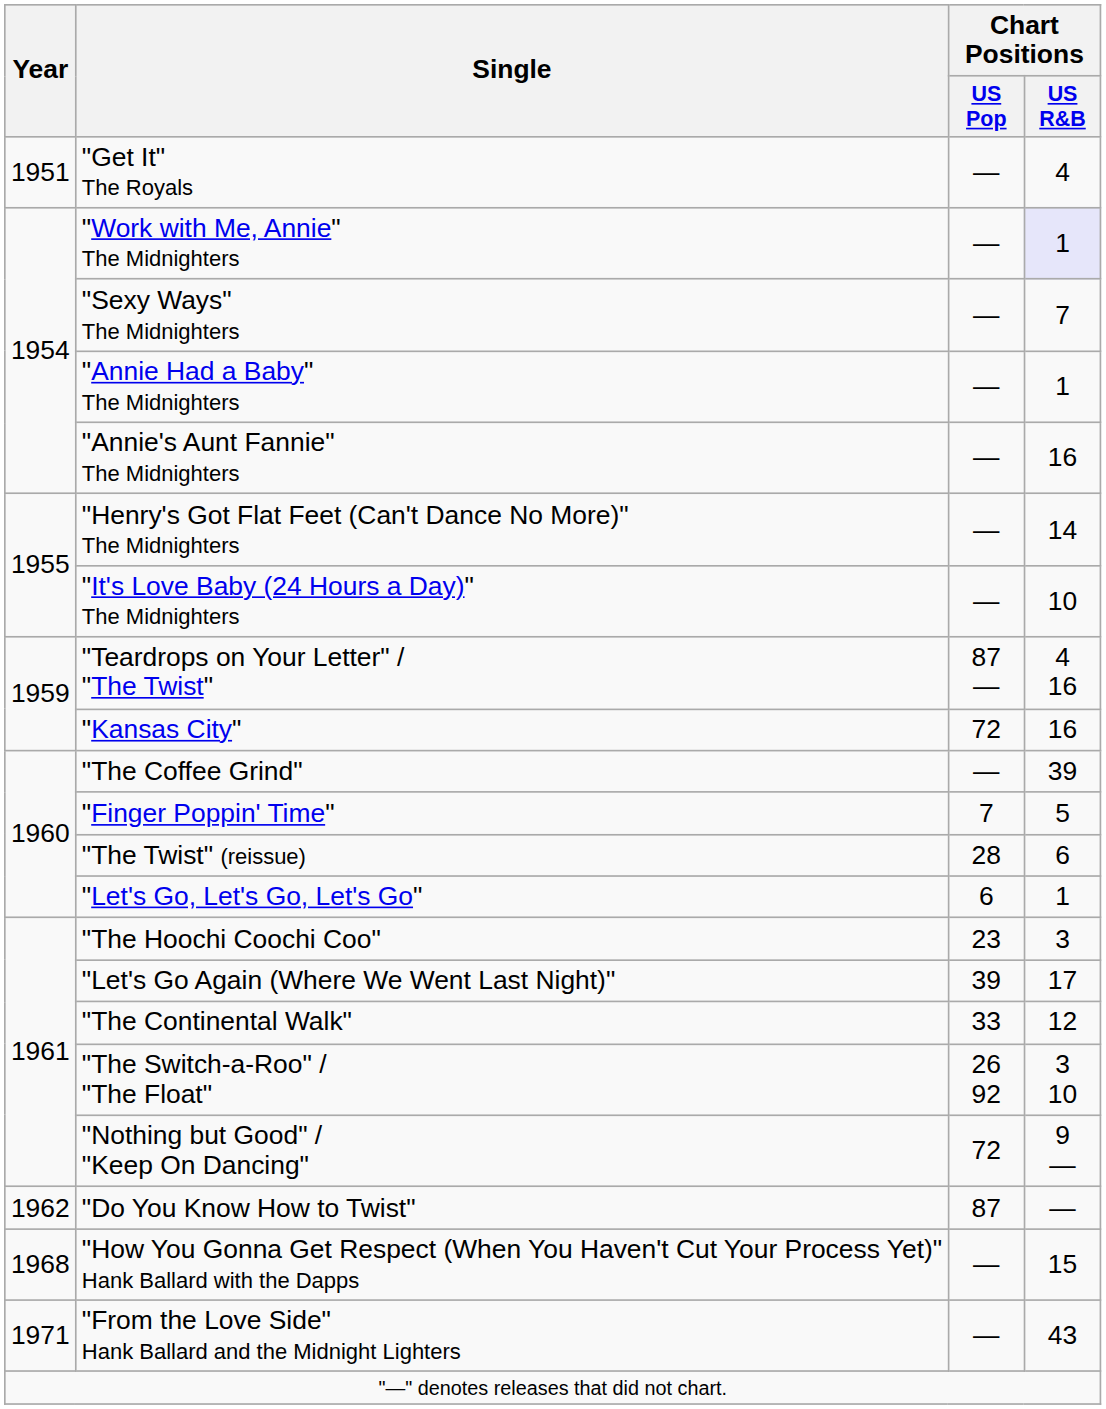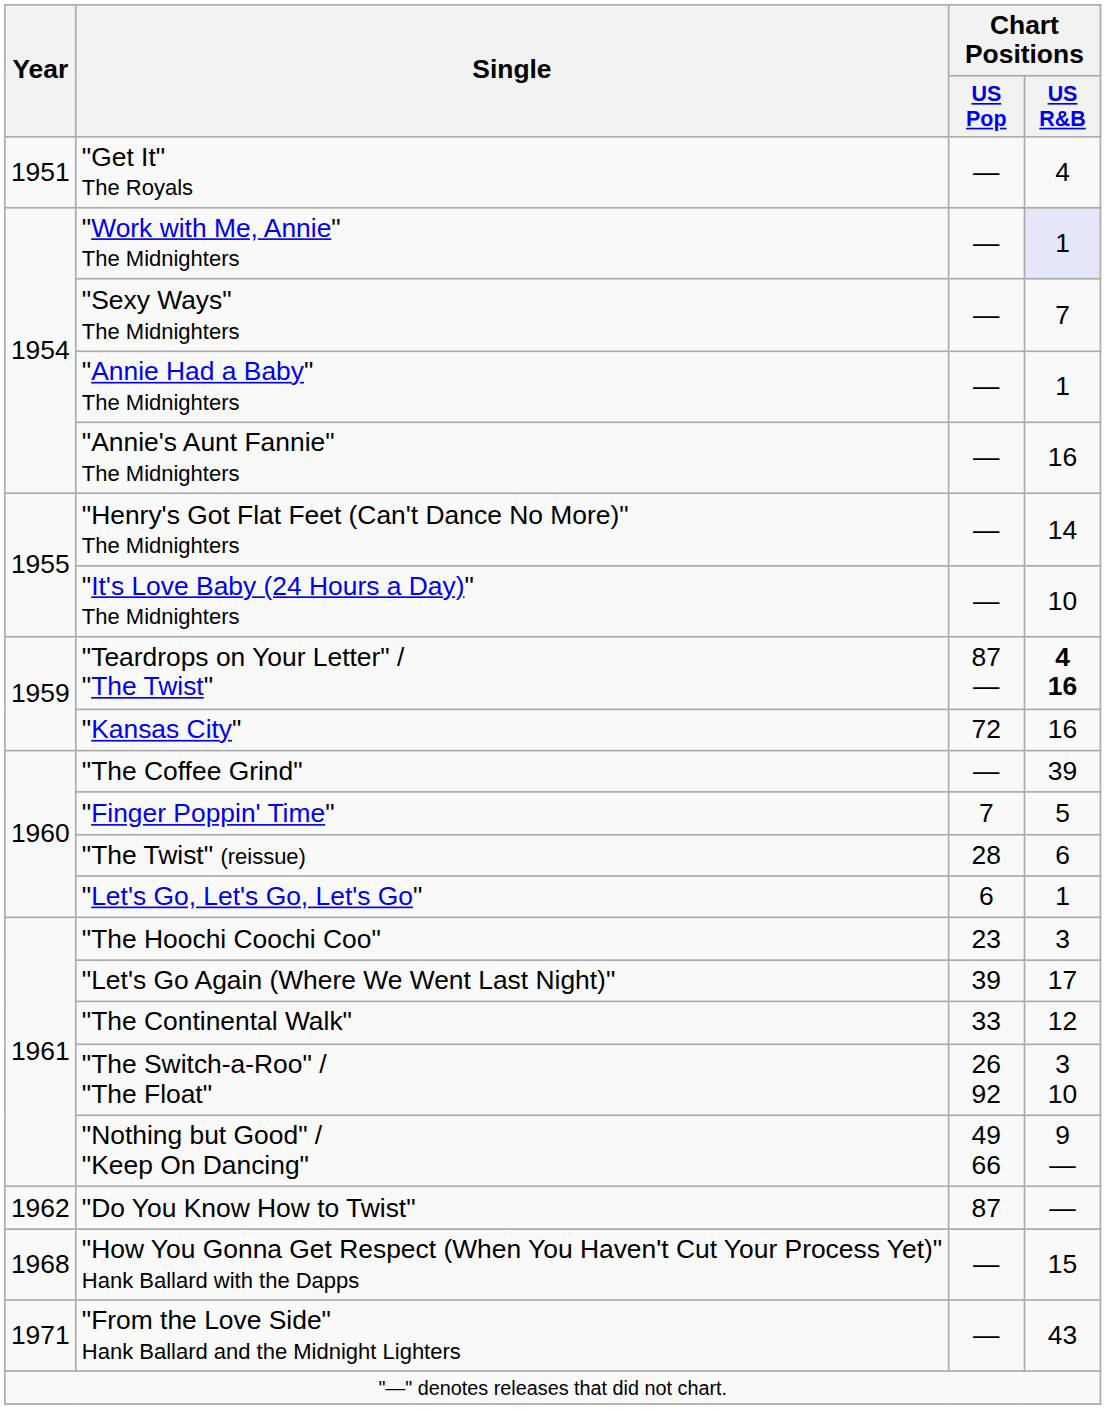(1063, 672) normal -> (1063, 672) bold
(986, 1150) 72 -> (986, 1150) 49 66
